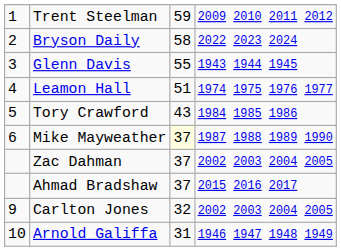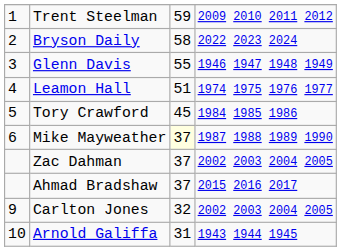(247, 65) 1943 1944 1945 -> (265, 65) 1946 1947 1948 1949
(182, 113) 43 -> (182, 113) 45
(265, 234) 1946 1947 1948 1949 -> (247, 234) 1943 1944 1945
